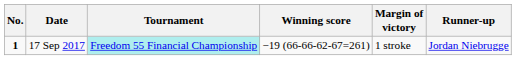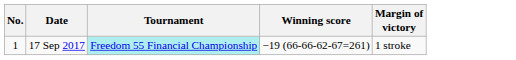- column: (469, 20)
(15, 45) bold -> (15, 45) normal
